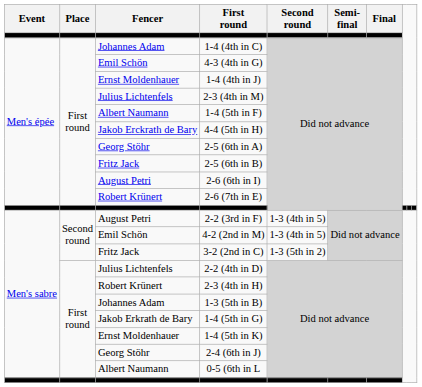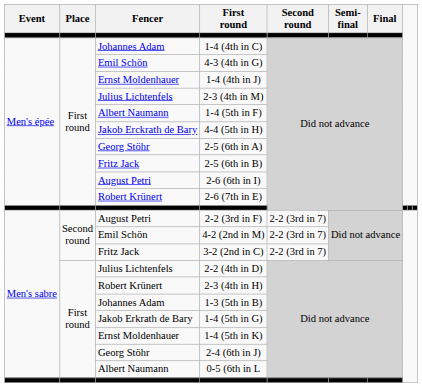(298, 218) 1-3 (4th in 5) -> (298, 218) 2-2 (3rd in 7)
(298, 235) 1-3 (4th in 5) -> (298, 235) 2-2 (3rd in 7)
(298, 252) 1-3 (5th in 2) -> (298, 252) 2-2 (3rd in 7)
